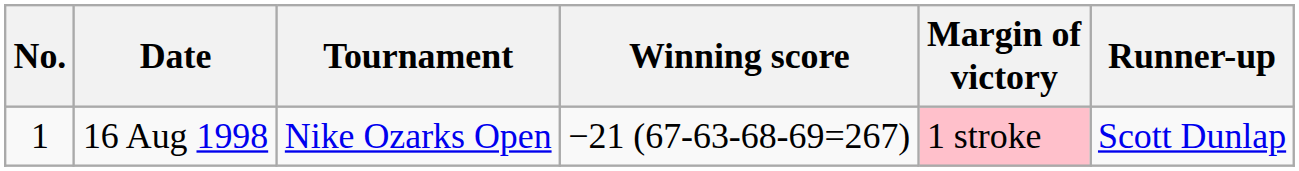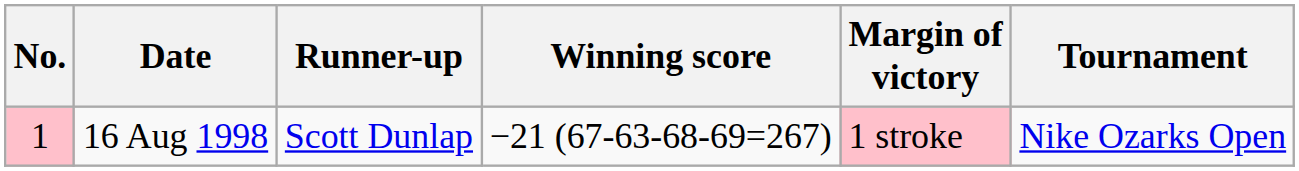columns swapped: (418, 55) <-> (1192, 55)
(40, 135) no background -> (40, 135) pink background
